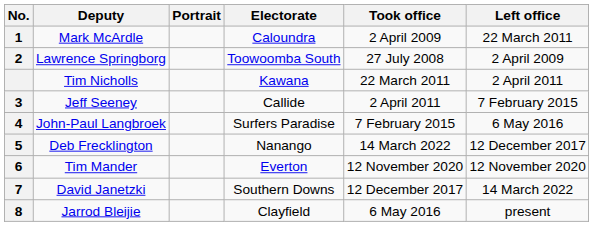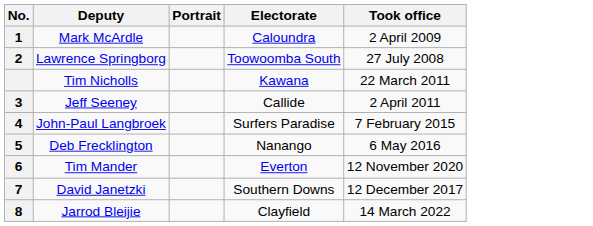- column: (528, 15)
(405, 145) 14 March 2022 -> (405, 145) 6 May 2016
(405, 210) 6 May 2016 -> (405, 210) 14 March 2022
